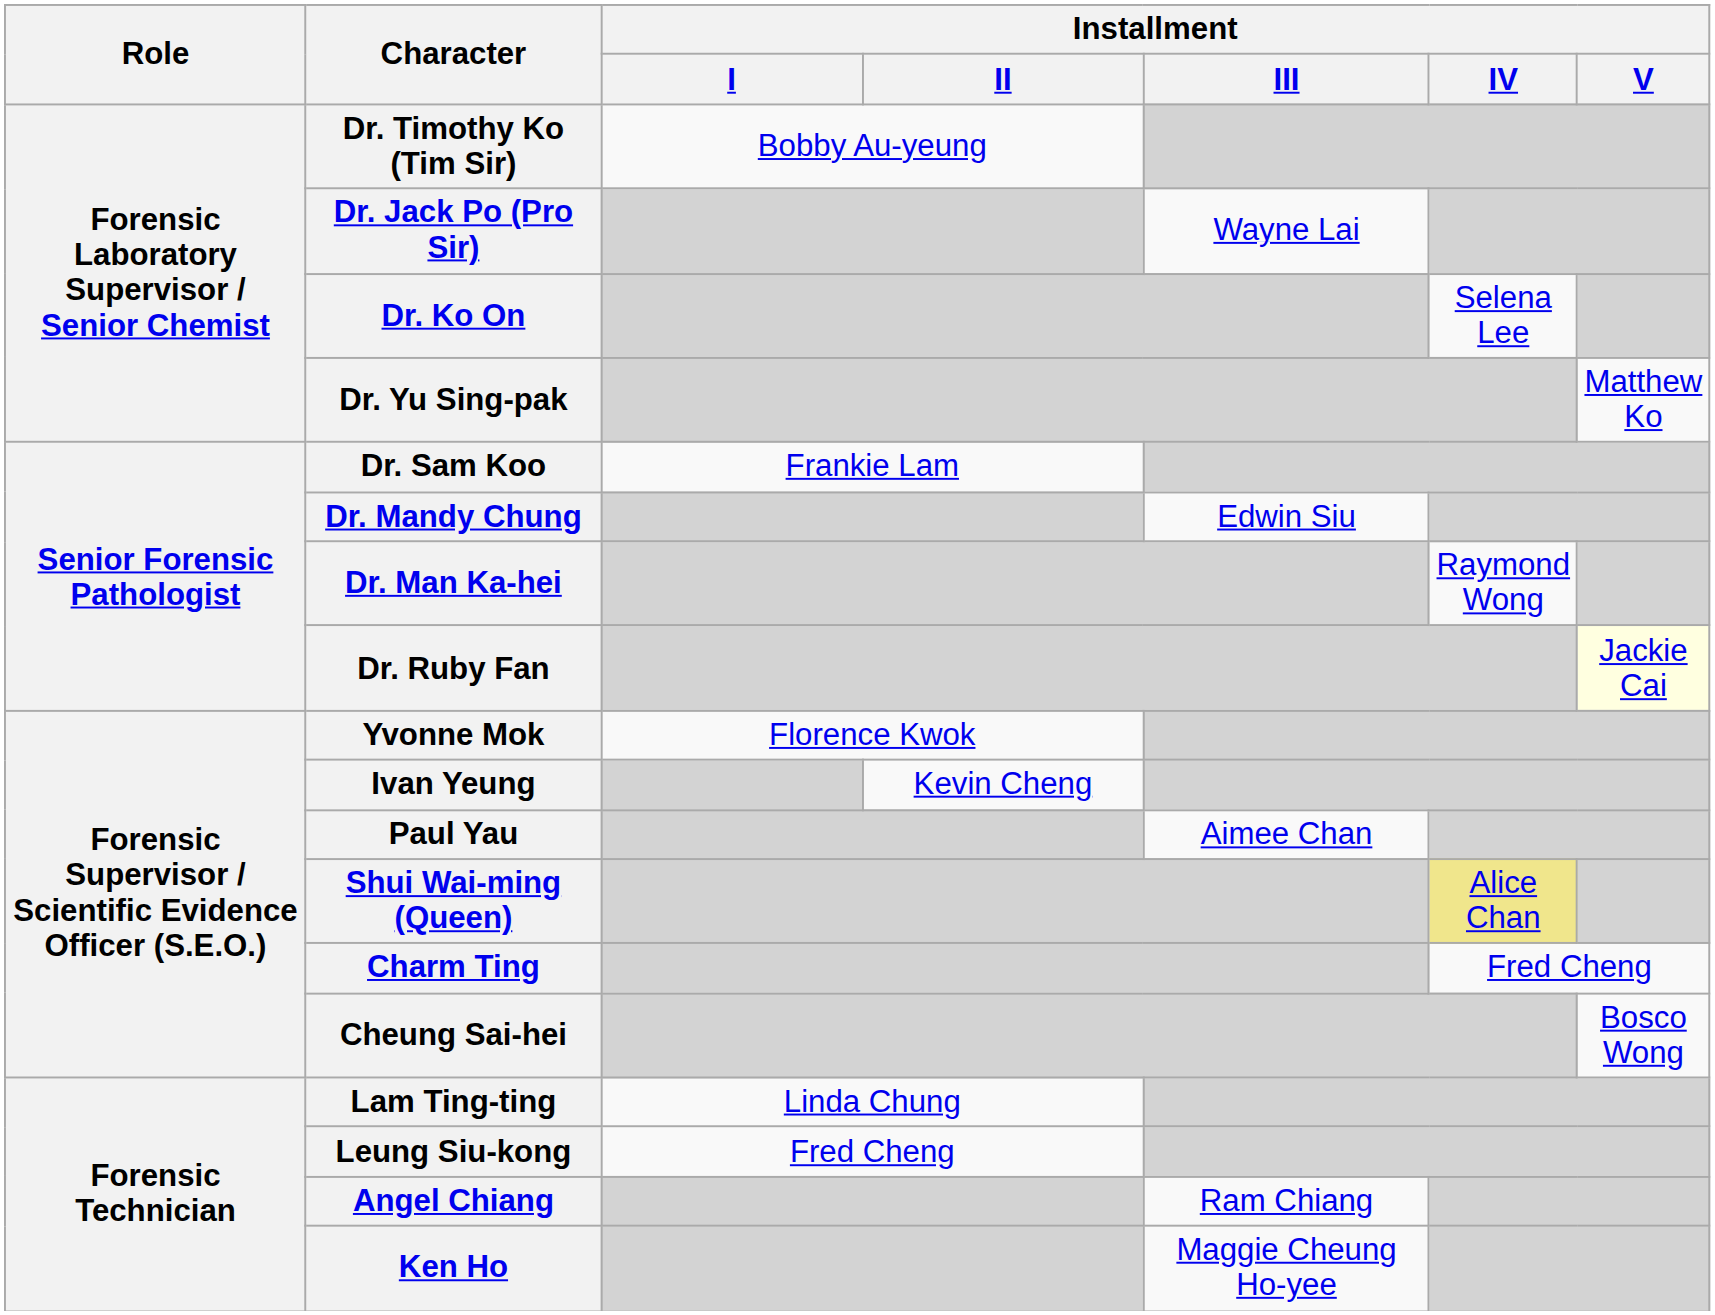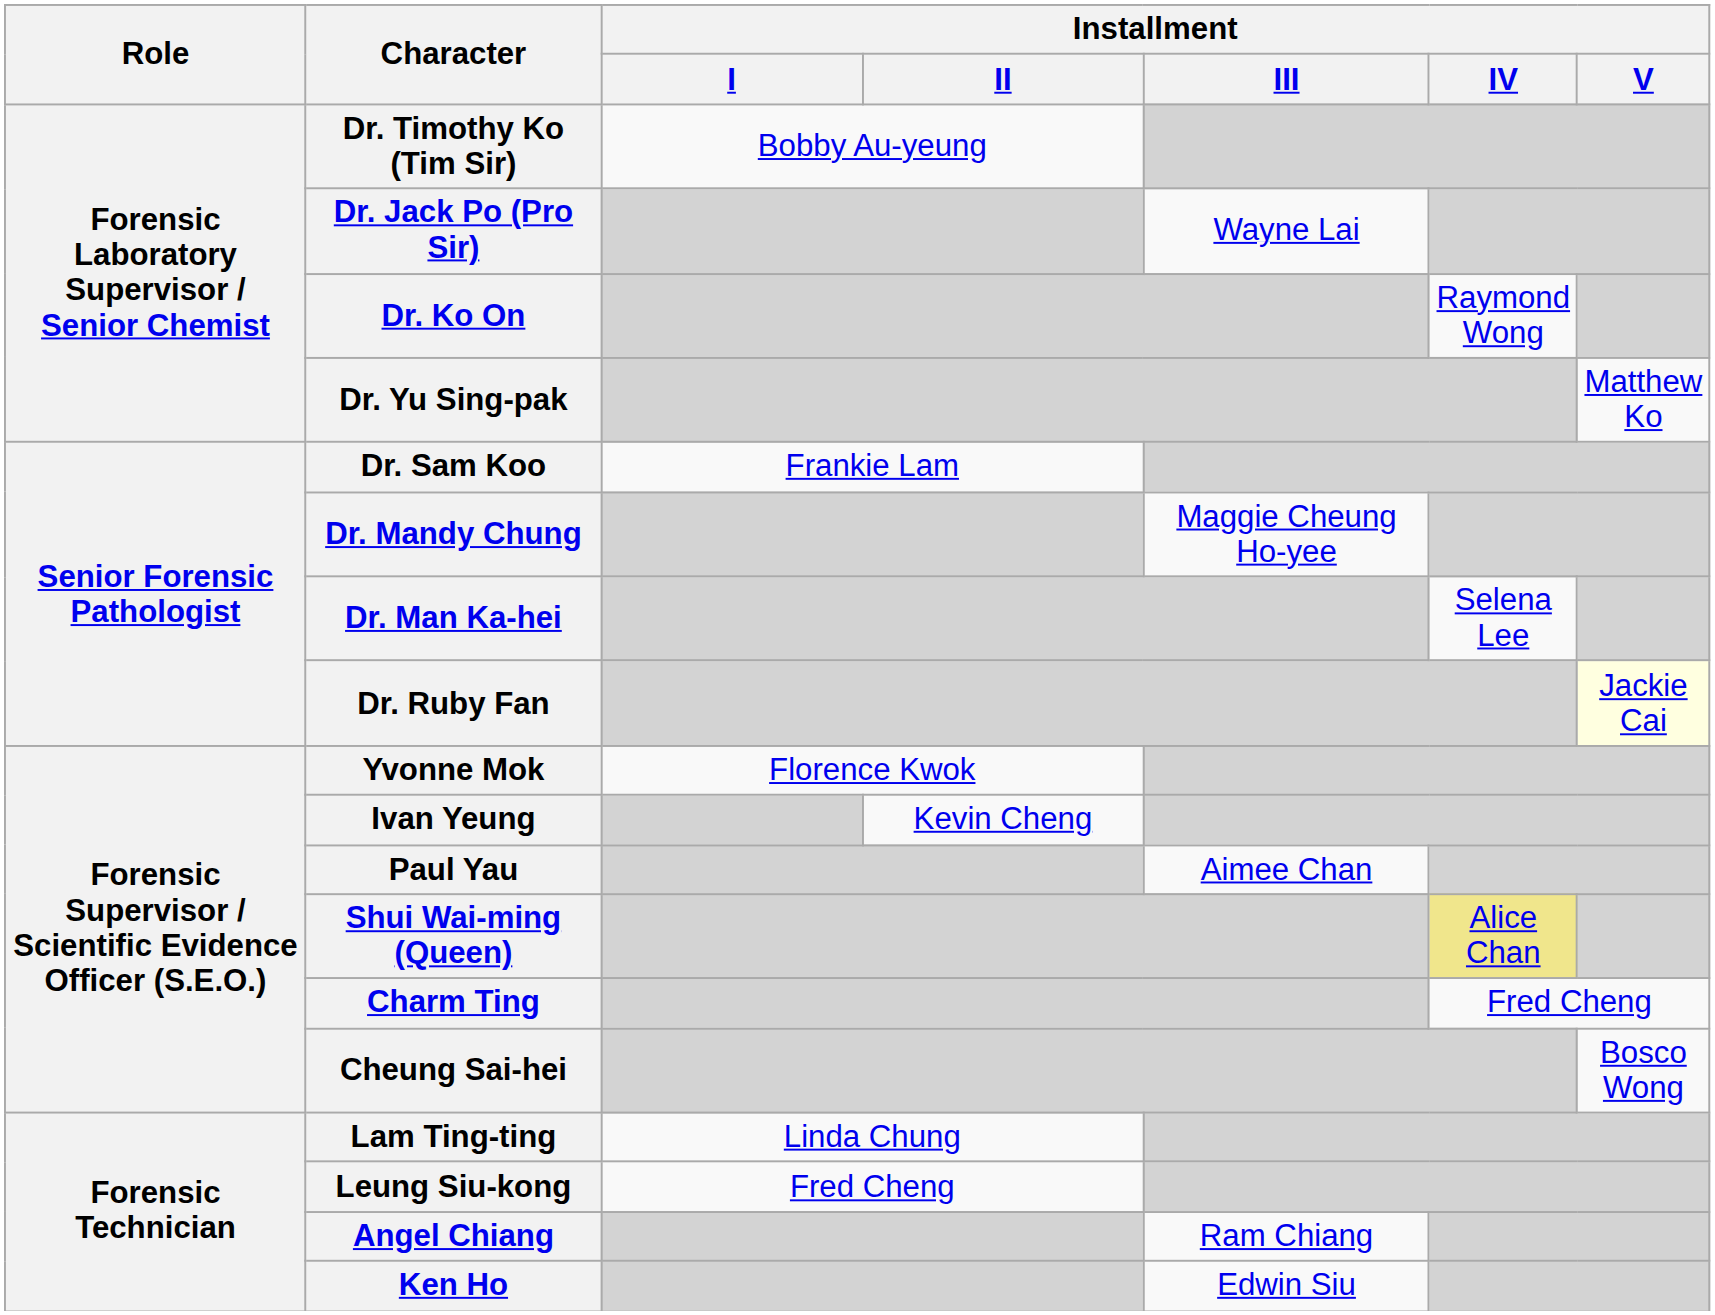(1503, 314) Selena Lee -> (1503, 314) Raymond Wong
(1287, 516) Edwin Siu -> (1287, 533) Maggie Cheung Ho-yee
(1503, 583) Raymond Wong -> (1503, 618) Selena Lee
(1287, 1267) Maggie Cheung Ho-yee -> (1287, 1285) Edwin Siu
